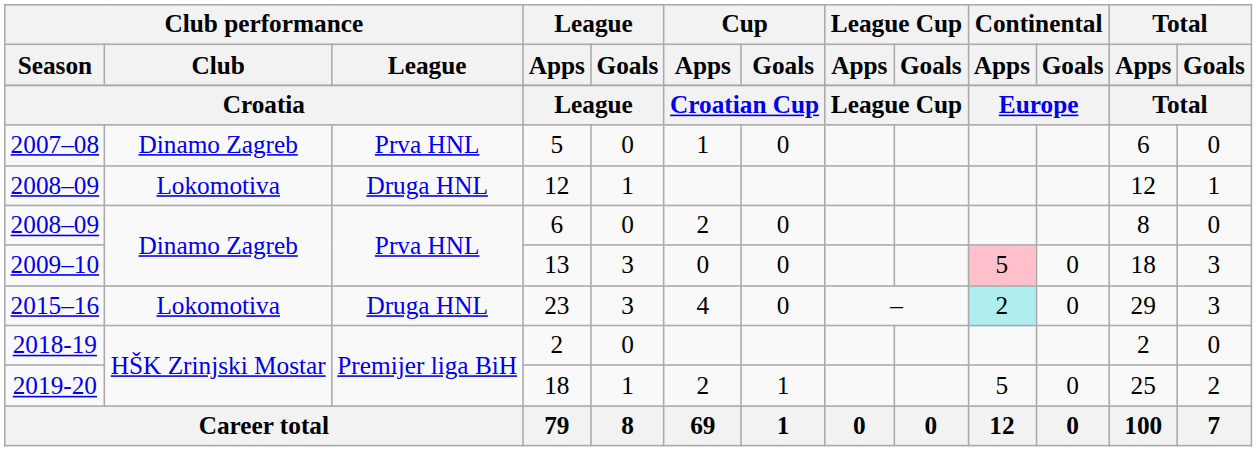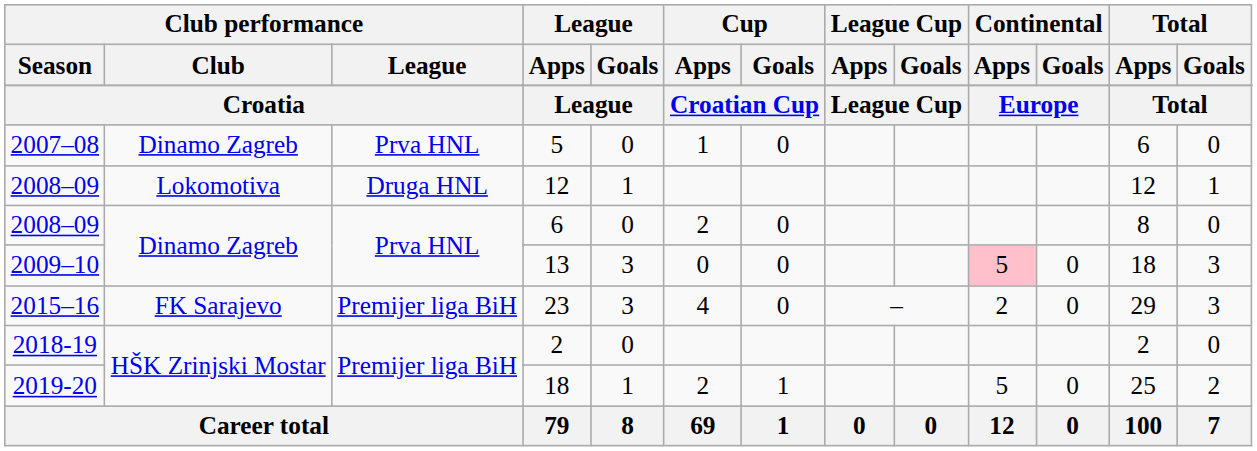(218, 305) Lokomotiva -> (218, 305) FK Sarajevo
(427, 305) Druga HNL -> (427, 305) Premijer liga BiH
(1002, 305) paleturquoise background -> (1002, 305) no background
